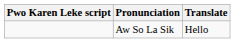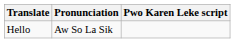columns swapped: (59, 12) <-> (206, 12)
